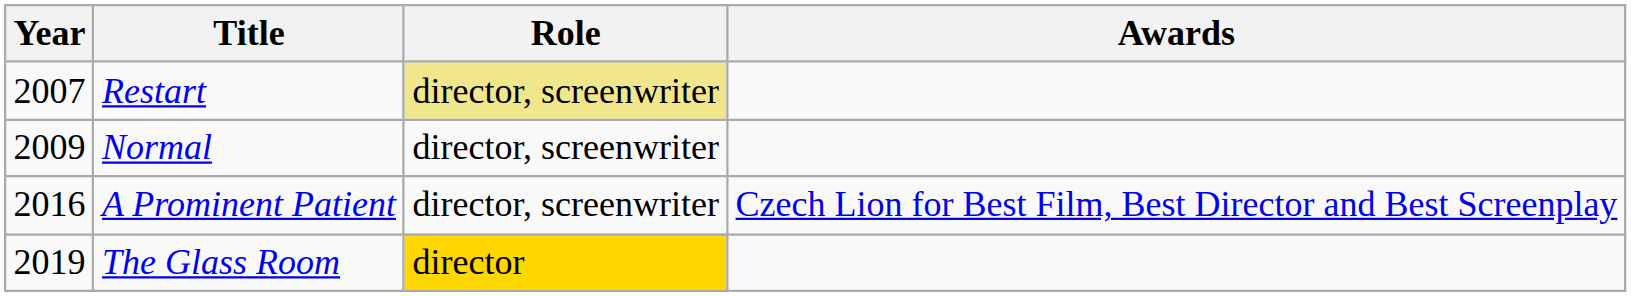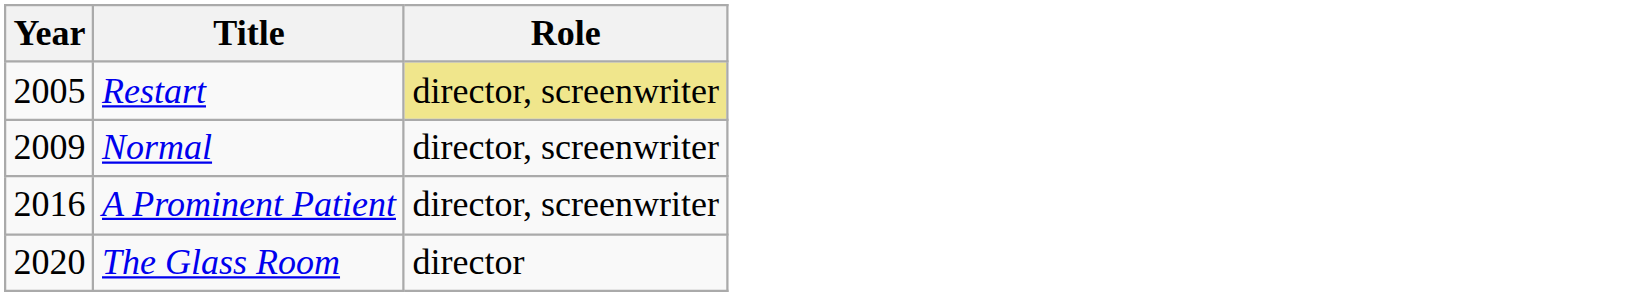- column: (1176, 33)
(49, 90) 2007 -> (49, 90) 2005
(49, 261) 2019 -> (49, 261) 2020
(469, 261) gold background -> (469, 261) no background
